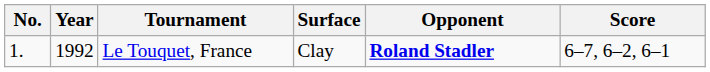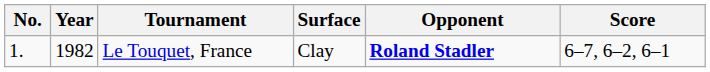(74, 50) 1992 -> (74, 50) 1982
